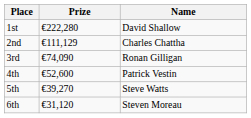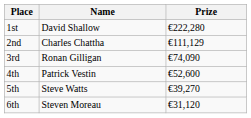columns swapped: (183, 12) <-> (80, 12)
